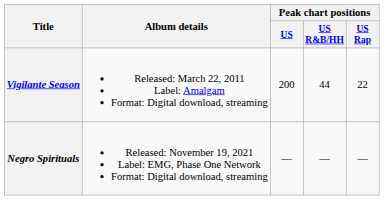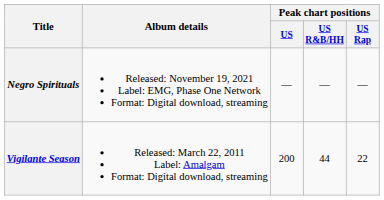rows swapped: (43, 84) <-> (43, 158)
